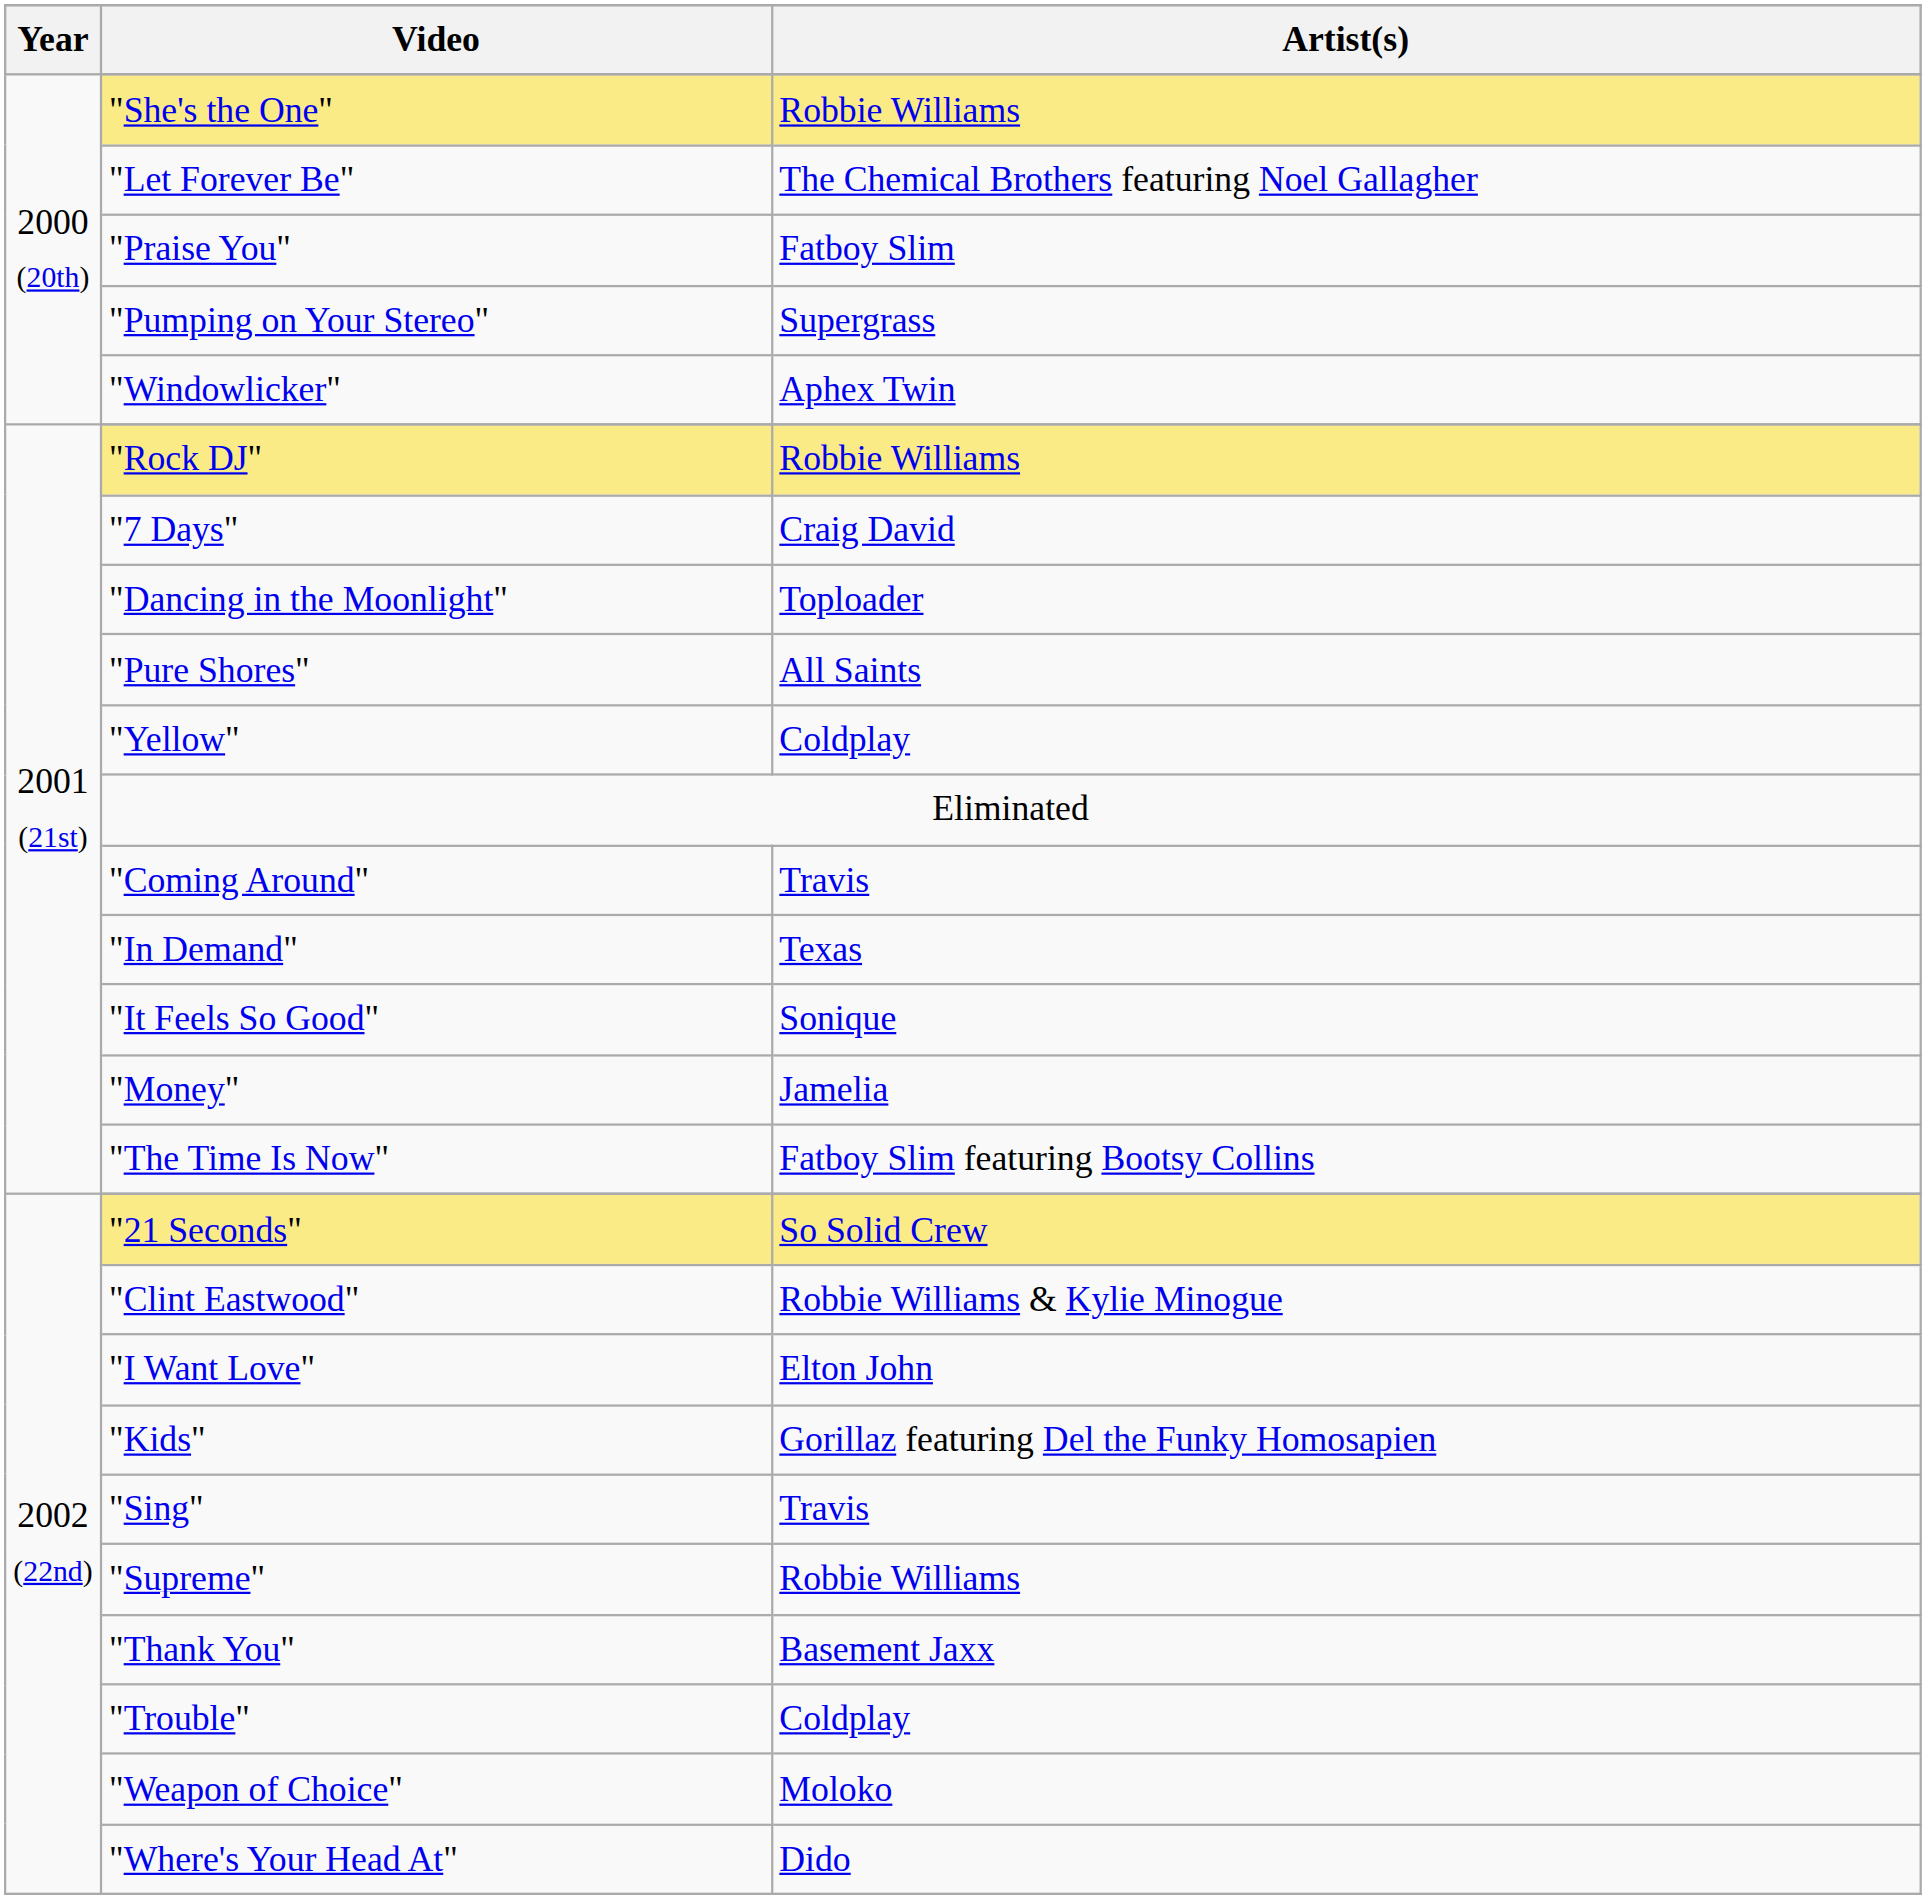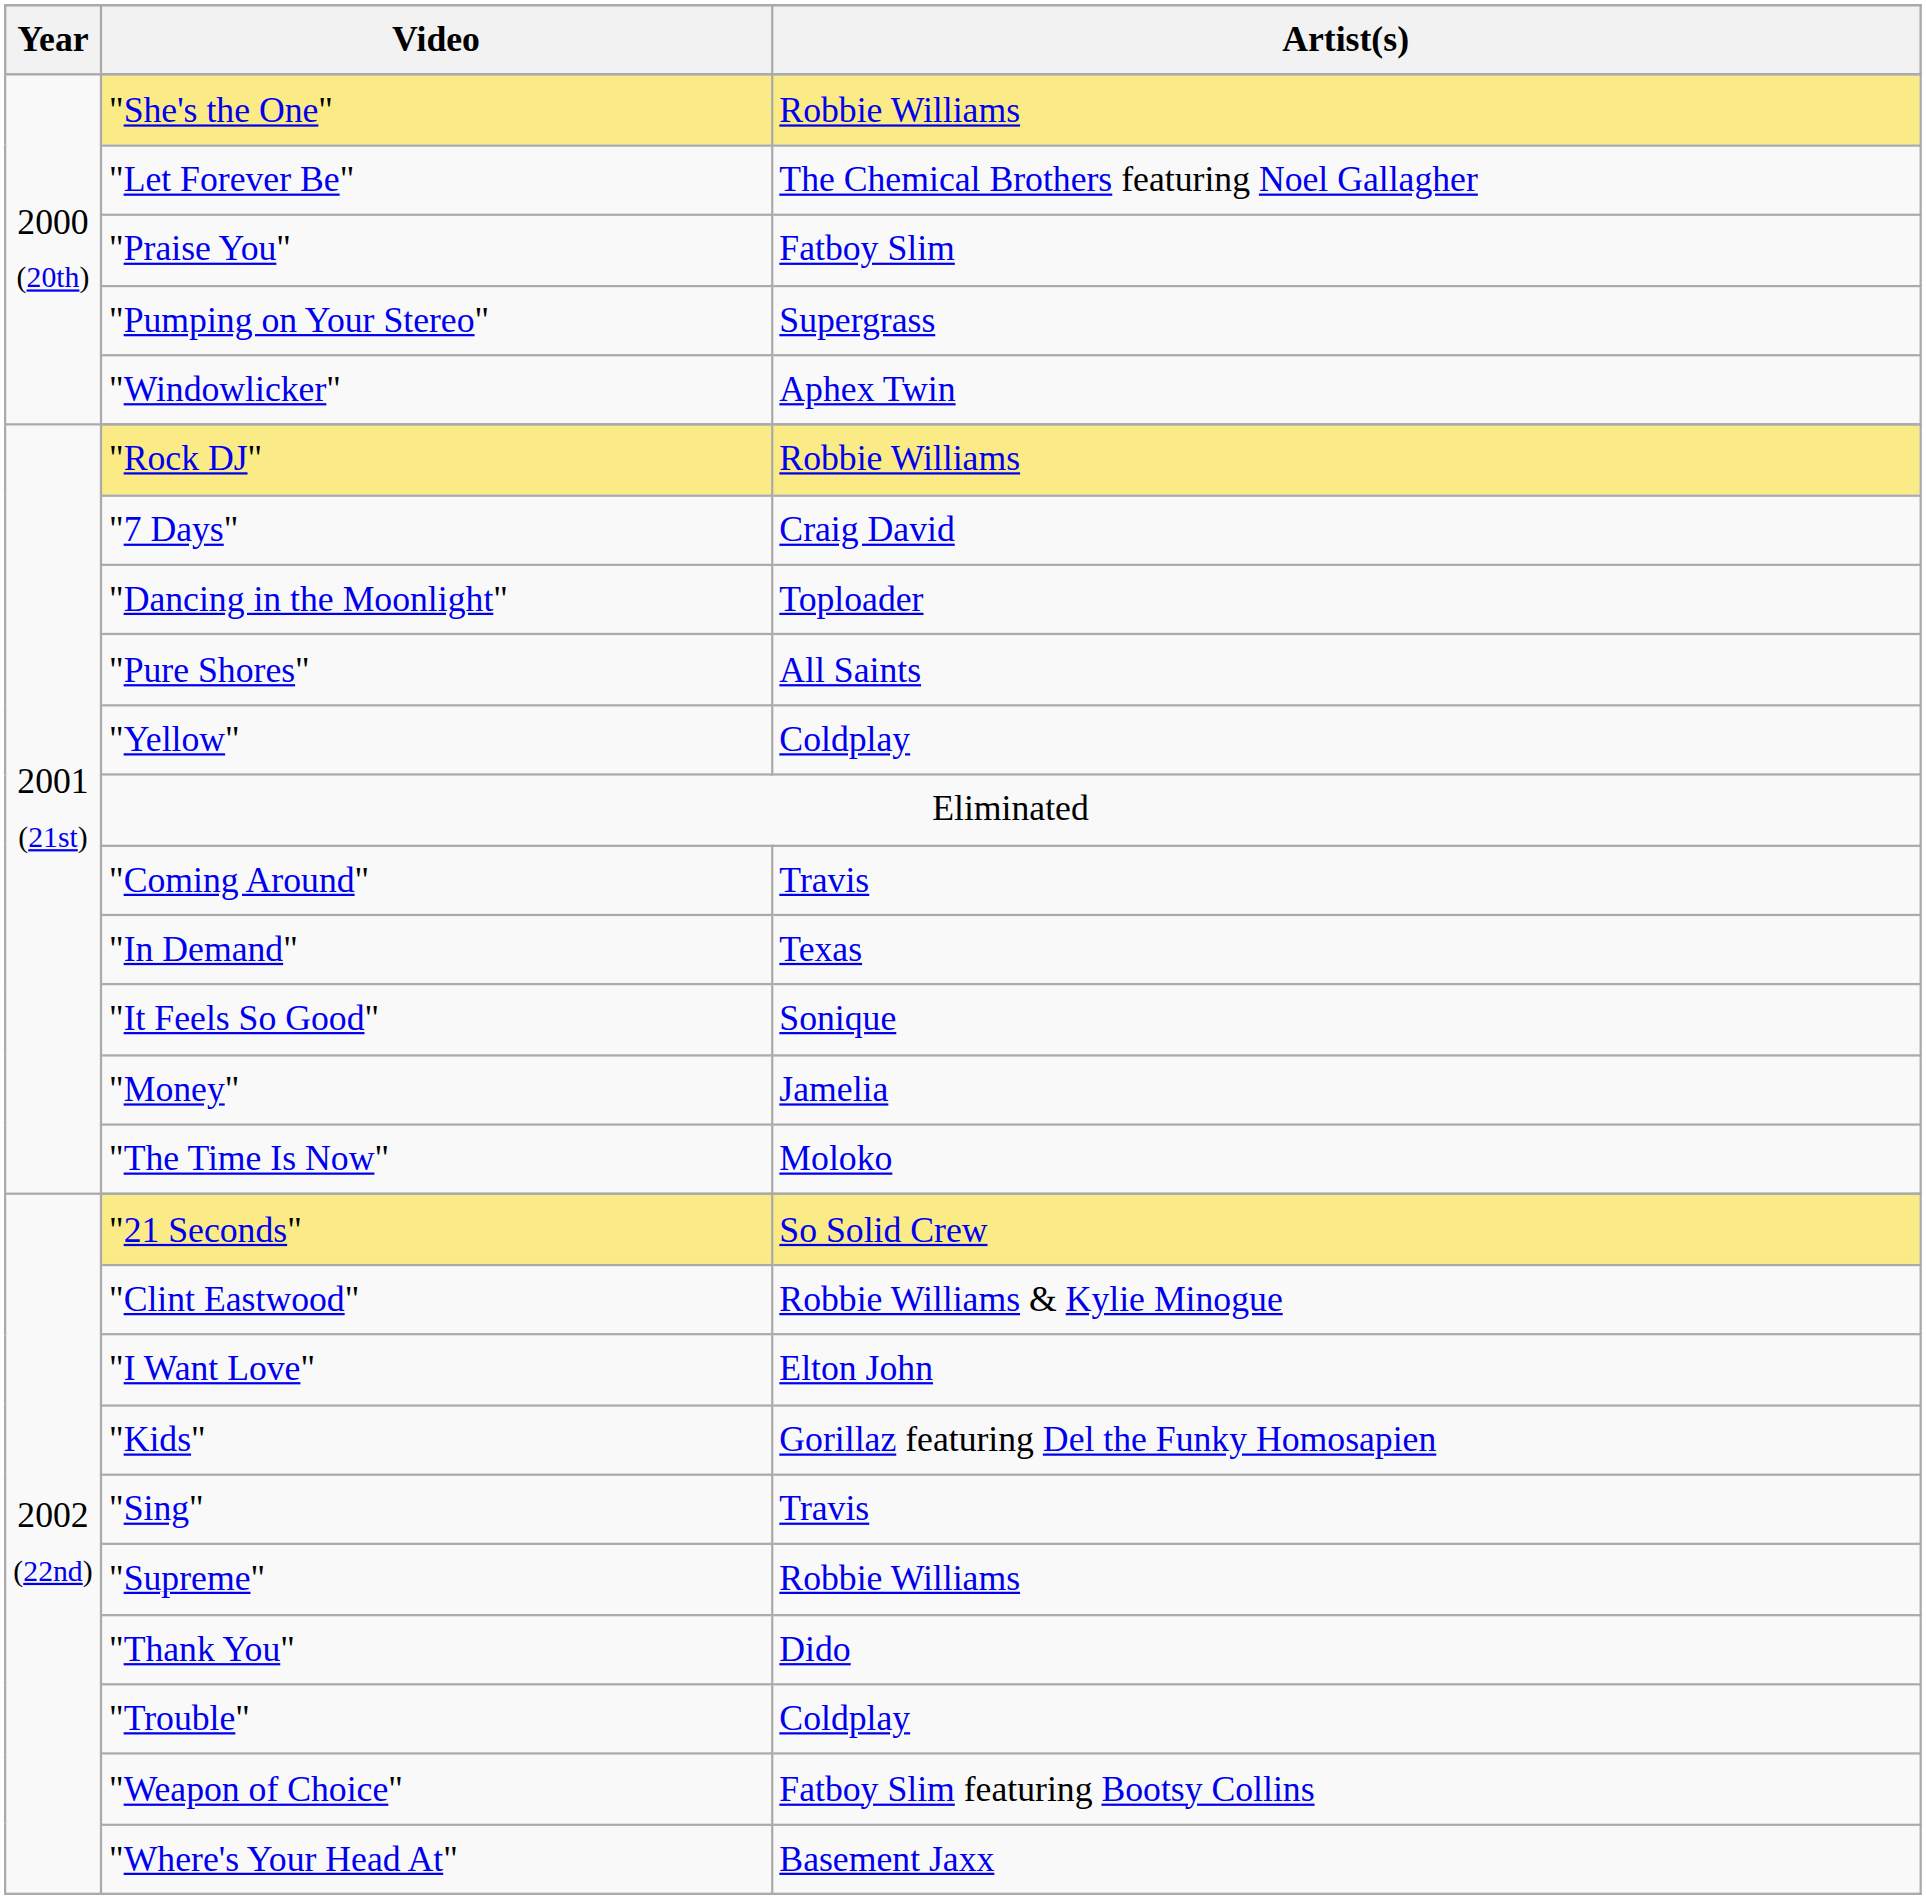(1047, 1158) Fatboy Slim featuring Bootsy Collins -> (836, 1158) Moloko
(887, 1648) Basement Jaxx -> (815, 1648) Dido
(836, 1788) Moloko -> (1047, 1788) Fatboy Slim featuring Bootsy Collins
(815, 1858) Dido -> (887, 1858) Basement Jaxx
